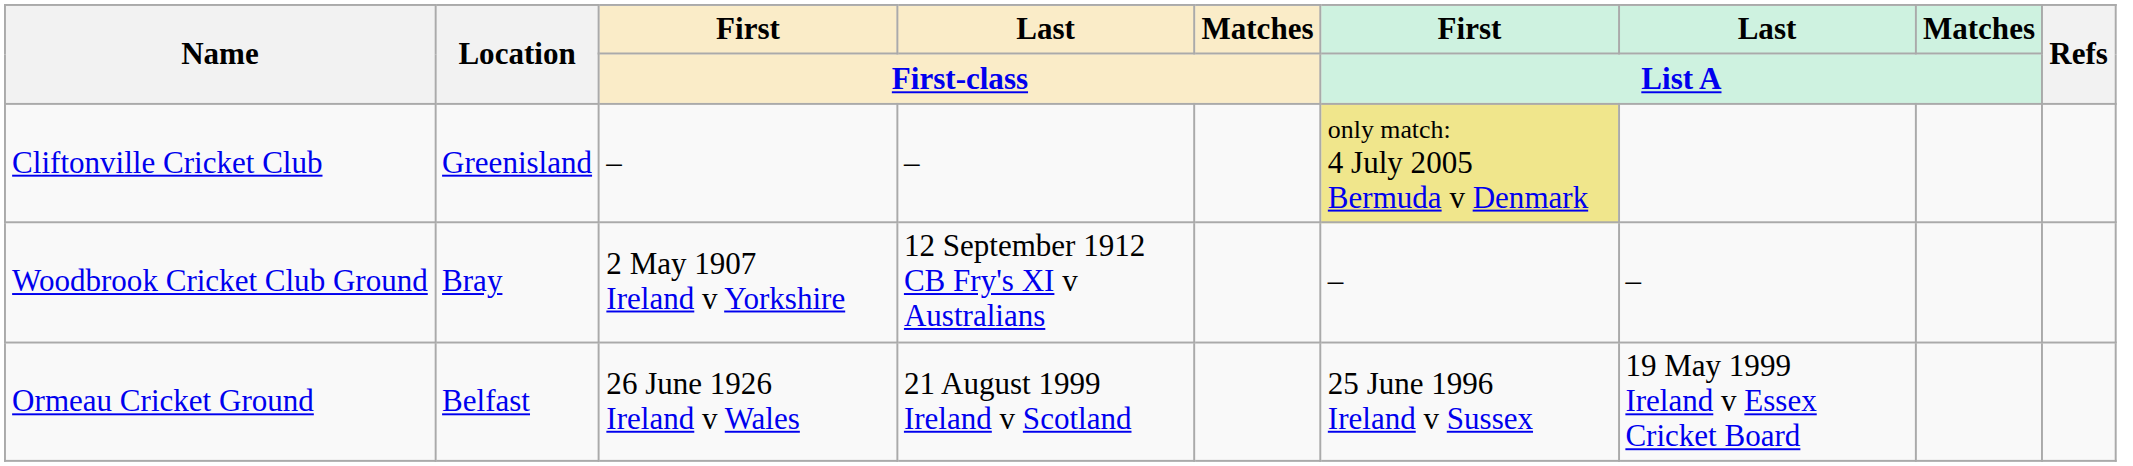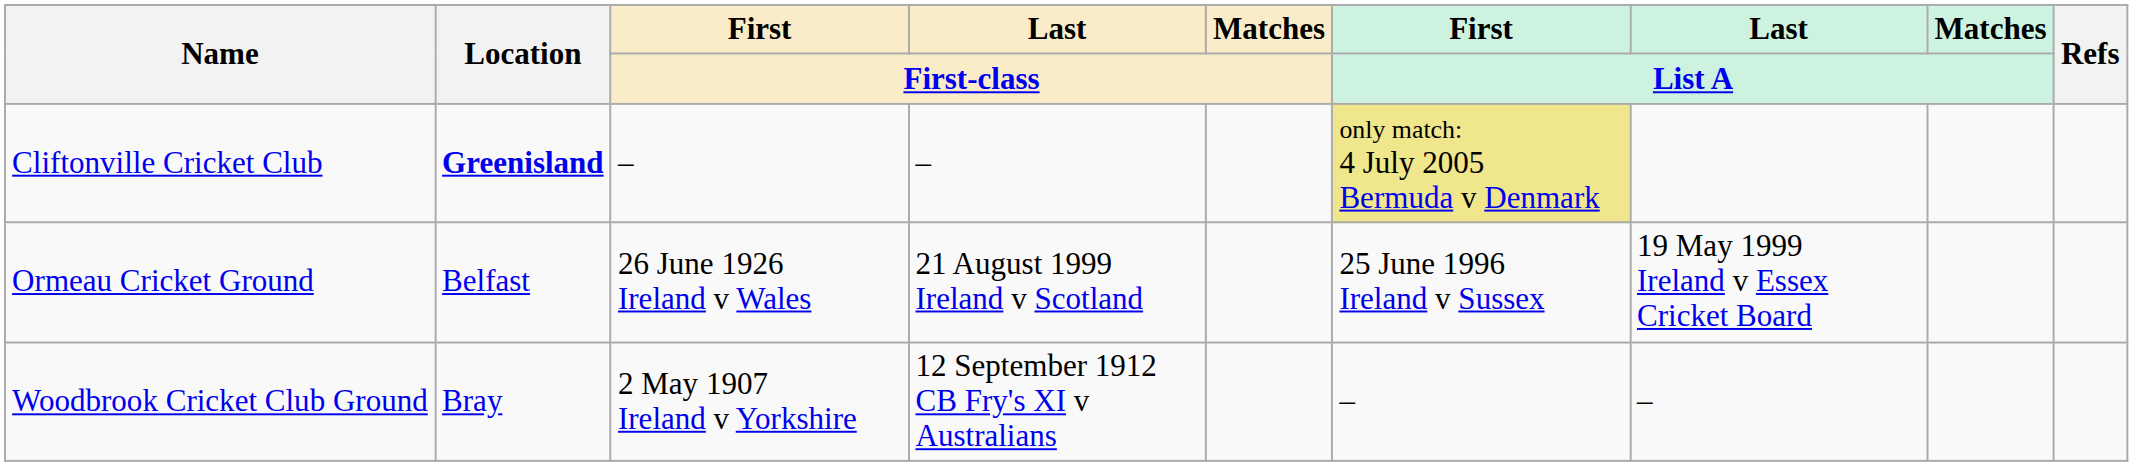(517, 162) normal -> (523, 162) bold
rows swapped: (163, 400) <-> (220, 281)
